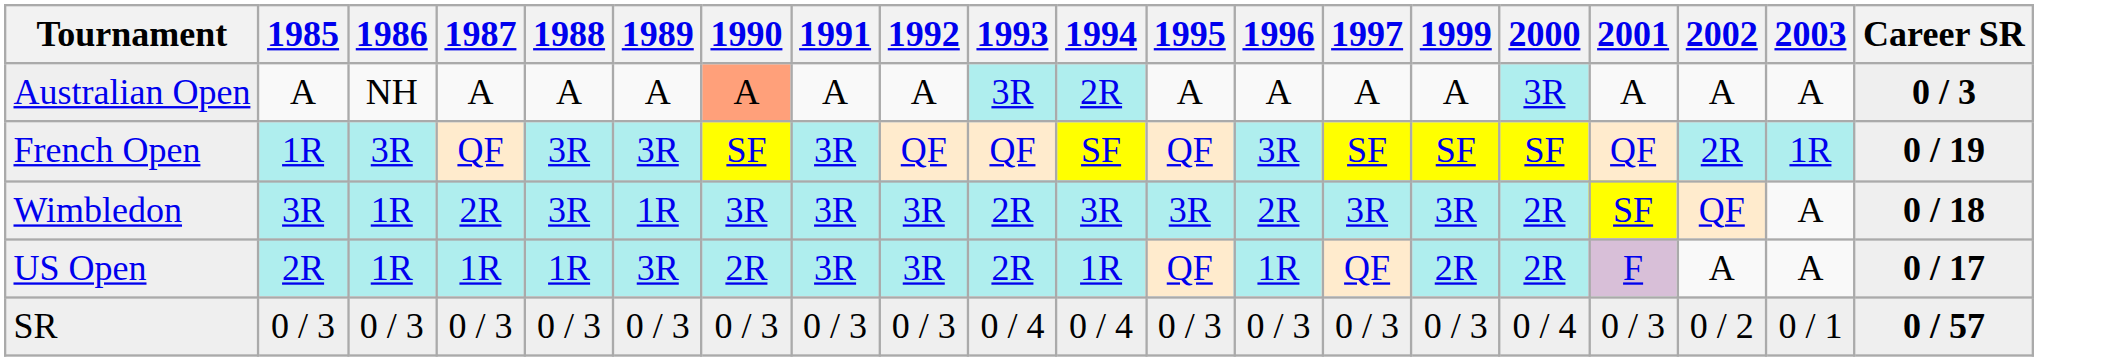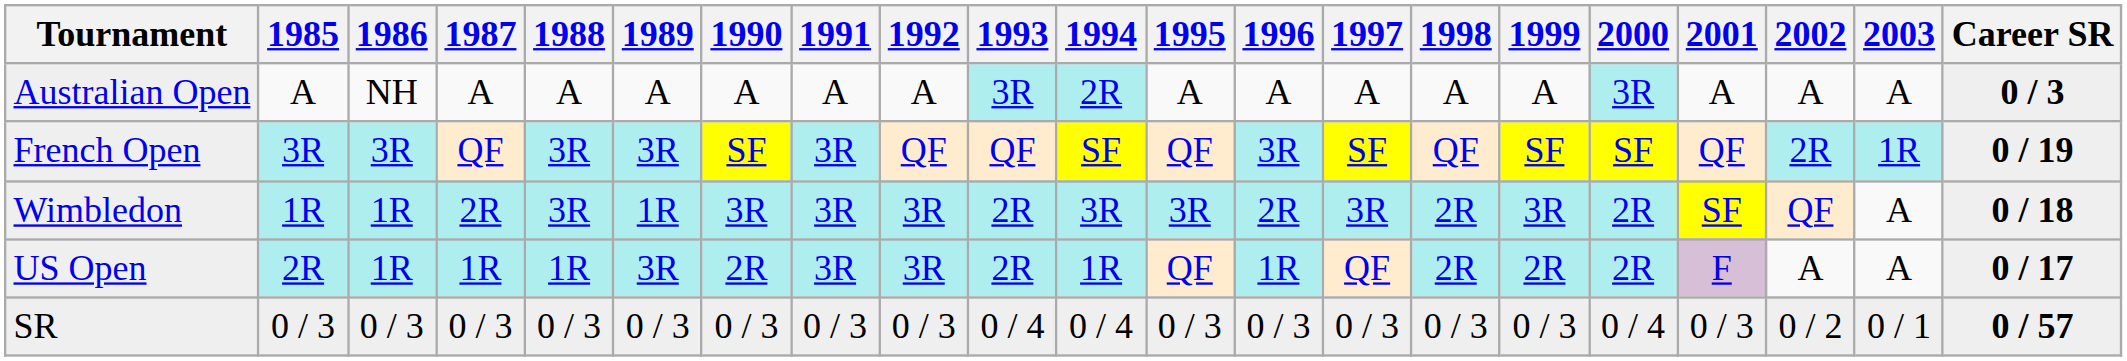+ column: (1456, 33)
(746, 91) lightsalmon background -> (746, 91) no background
(303, 150) 1R -> (303, 150) 3R
(303, 208) 3R -> (303, 208) 1R
